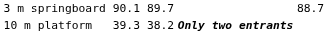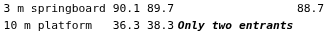(126, 25) 39.3 -> (126, 25) 36.3
(161, 25) 38.2 -> (161, 25) 38.3
